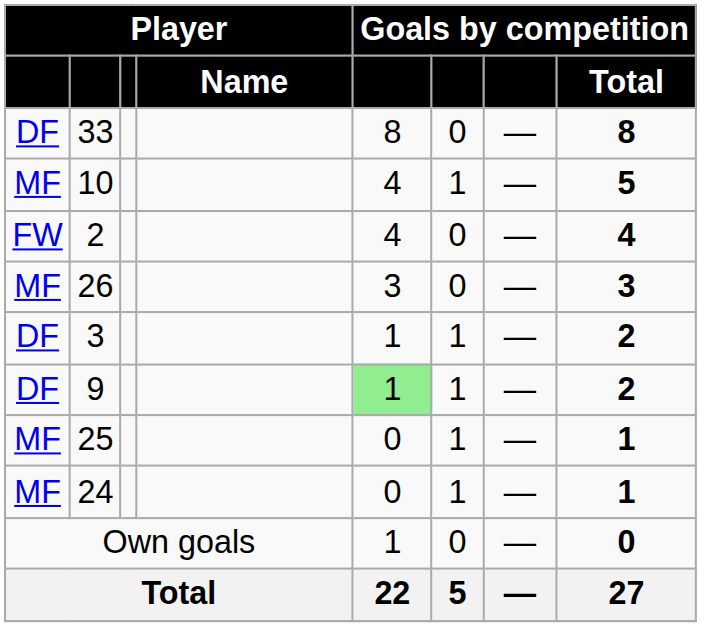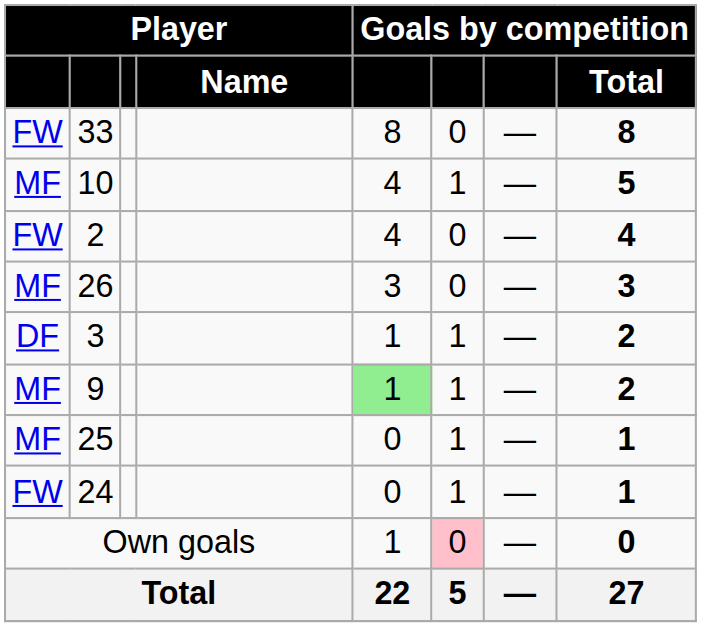(38, 132) DF -> (38, 132) FW
(38, 388) DF -> (38, 388) MF
(38, 491) MF -> (38, 491) FW
(458, 542) no background -> (458, 542) pink background
